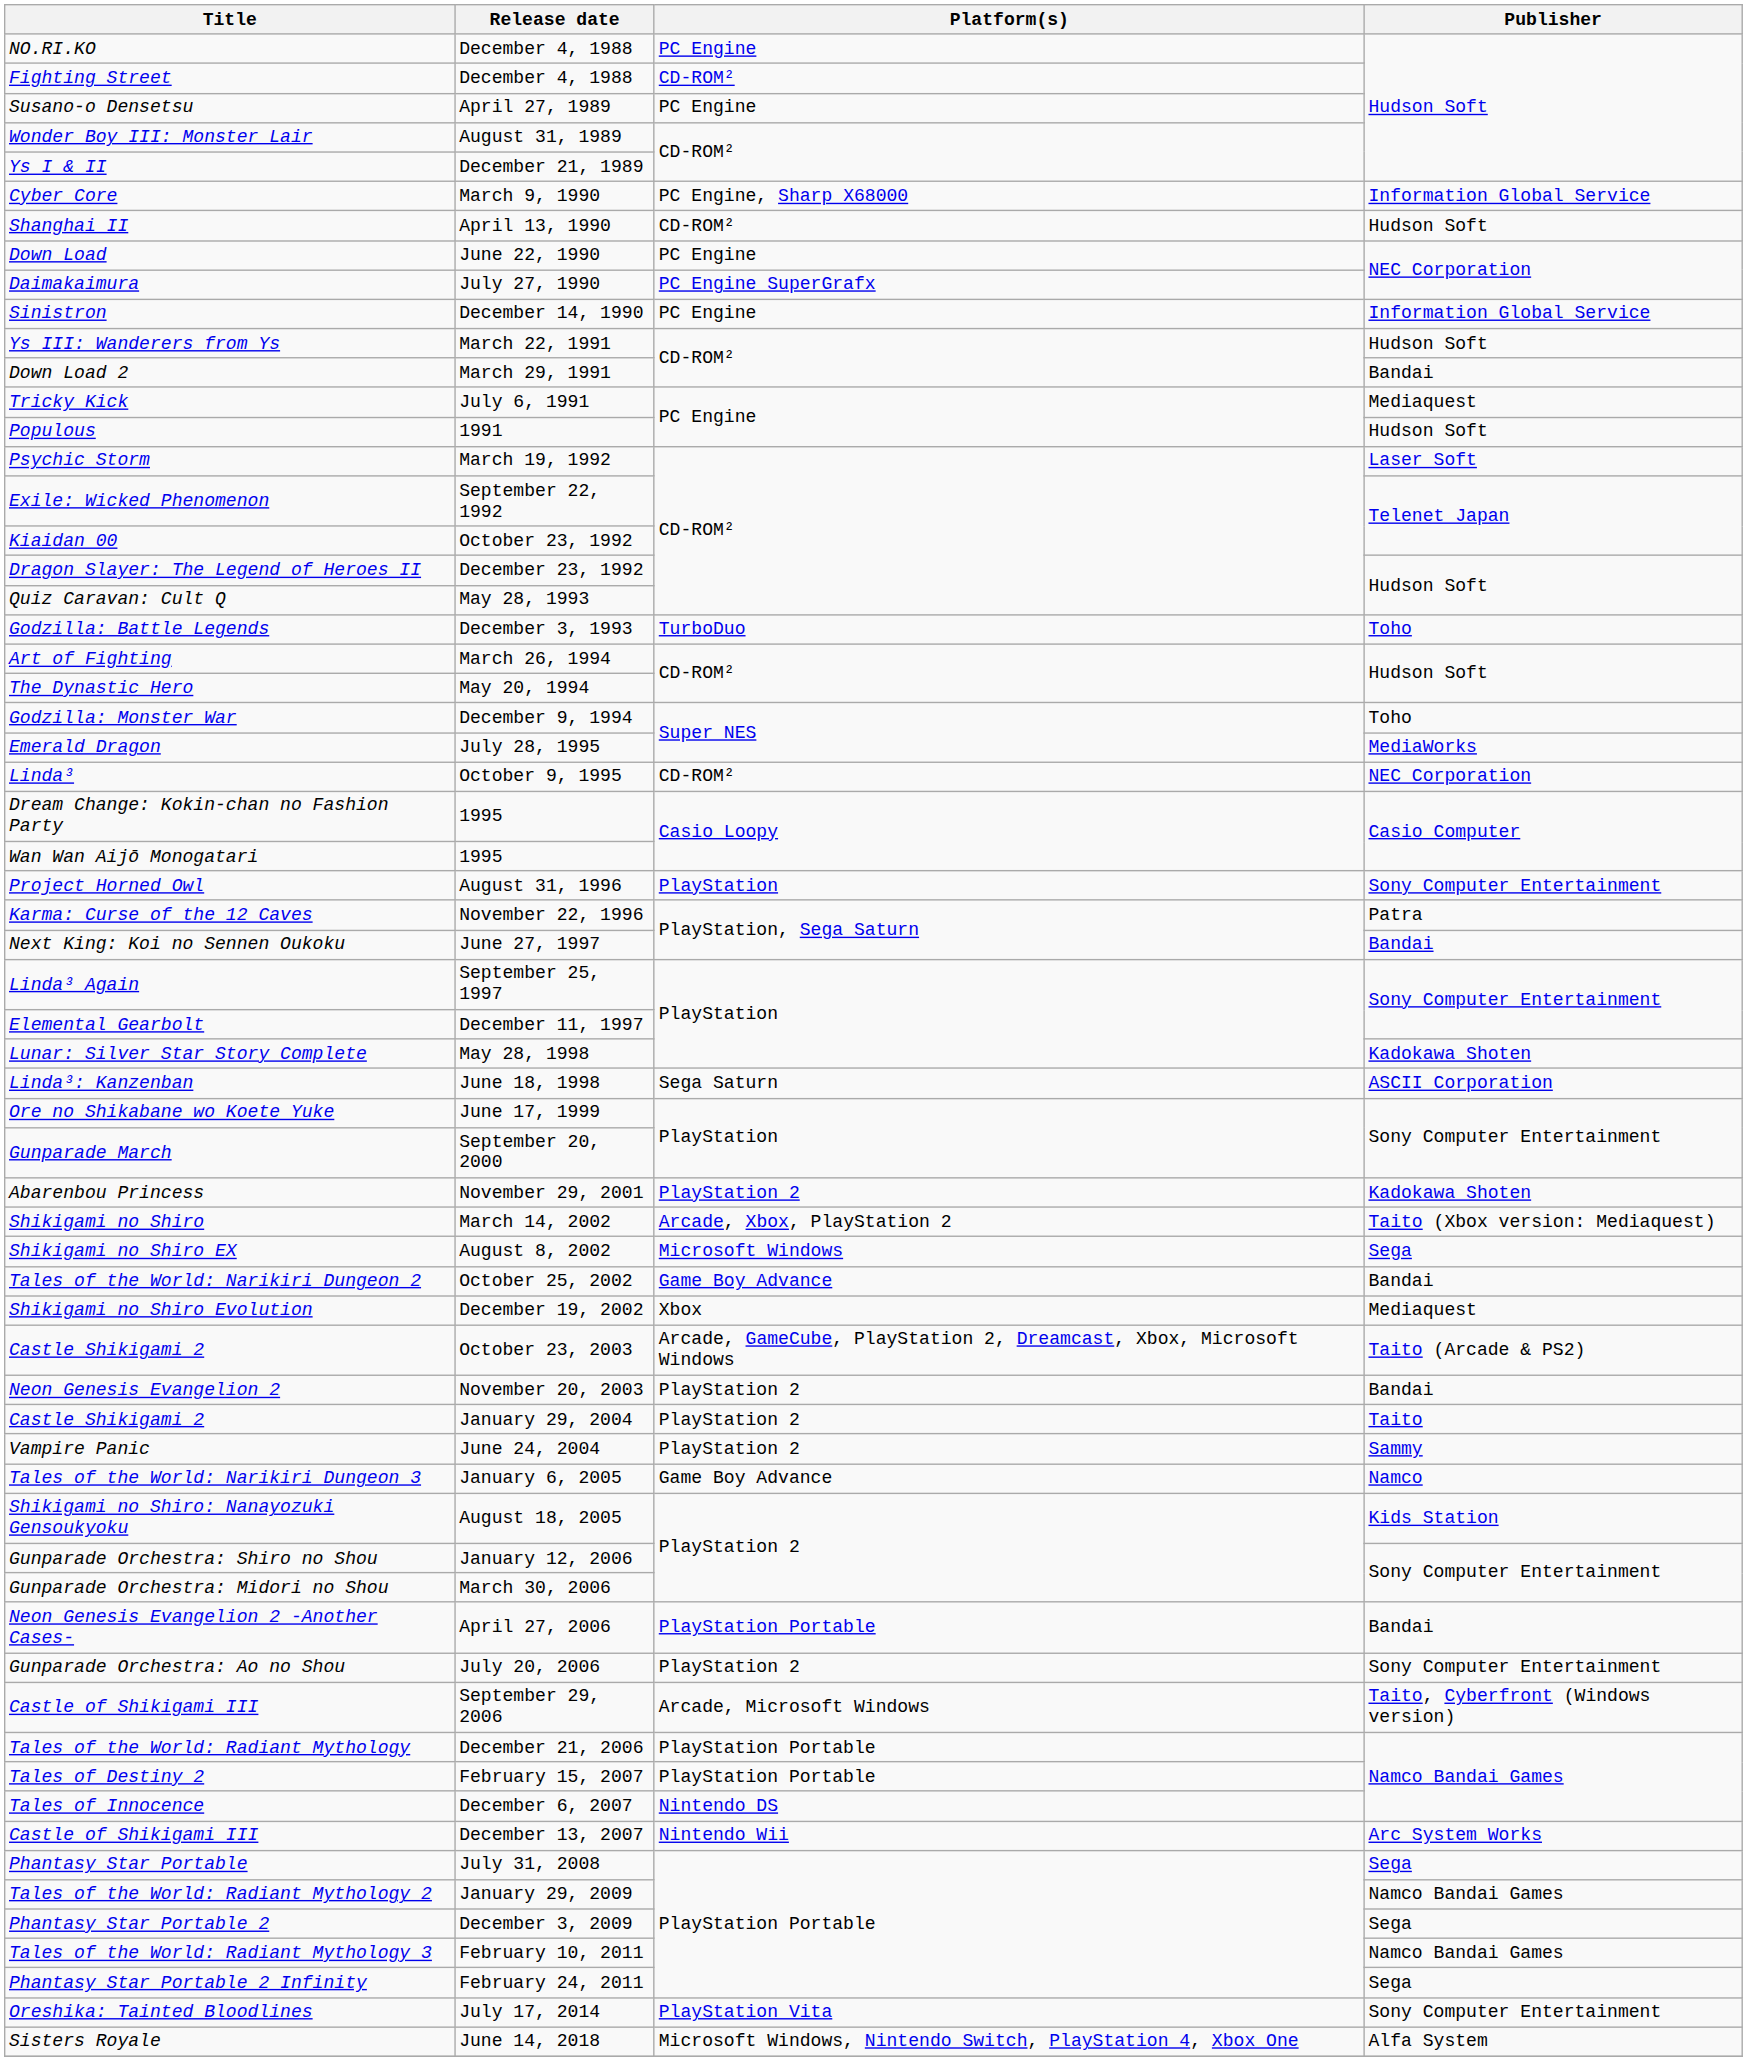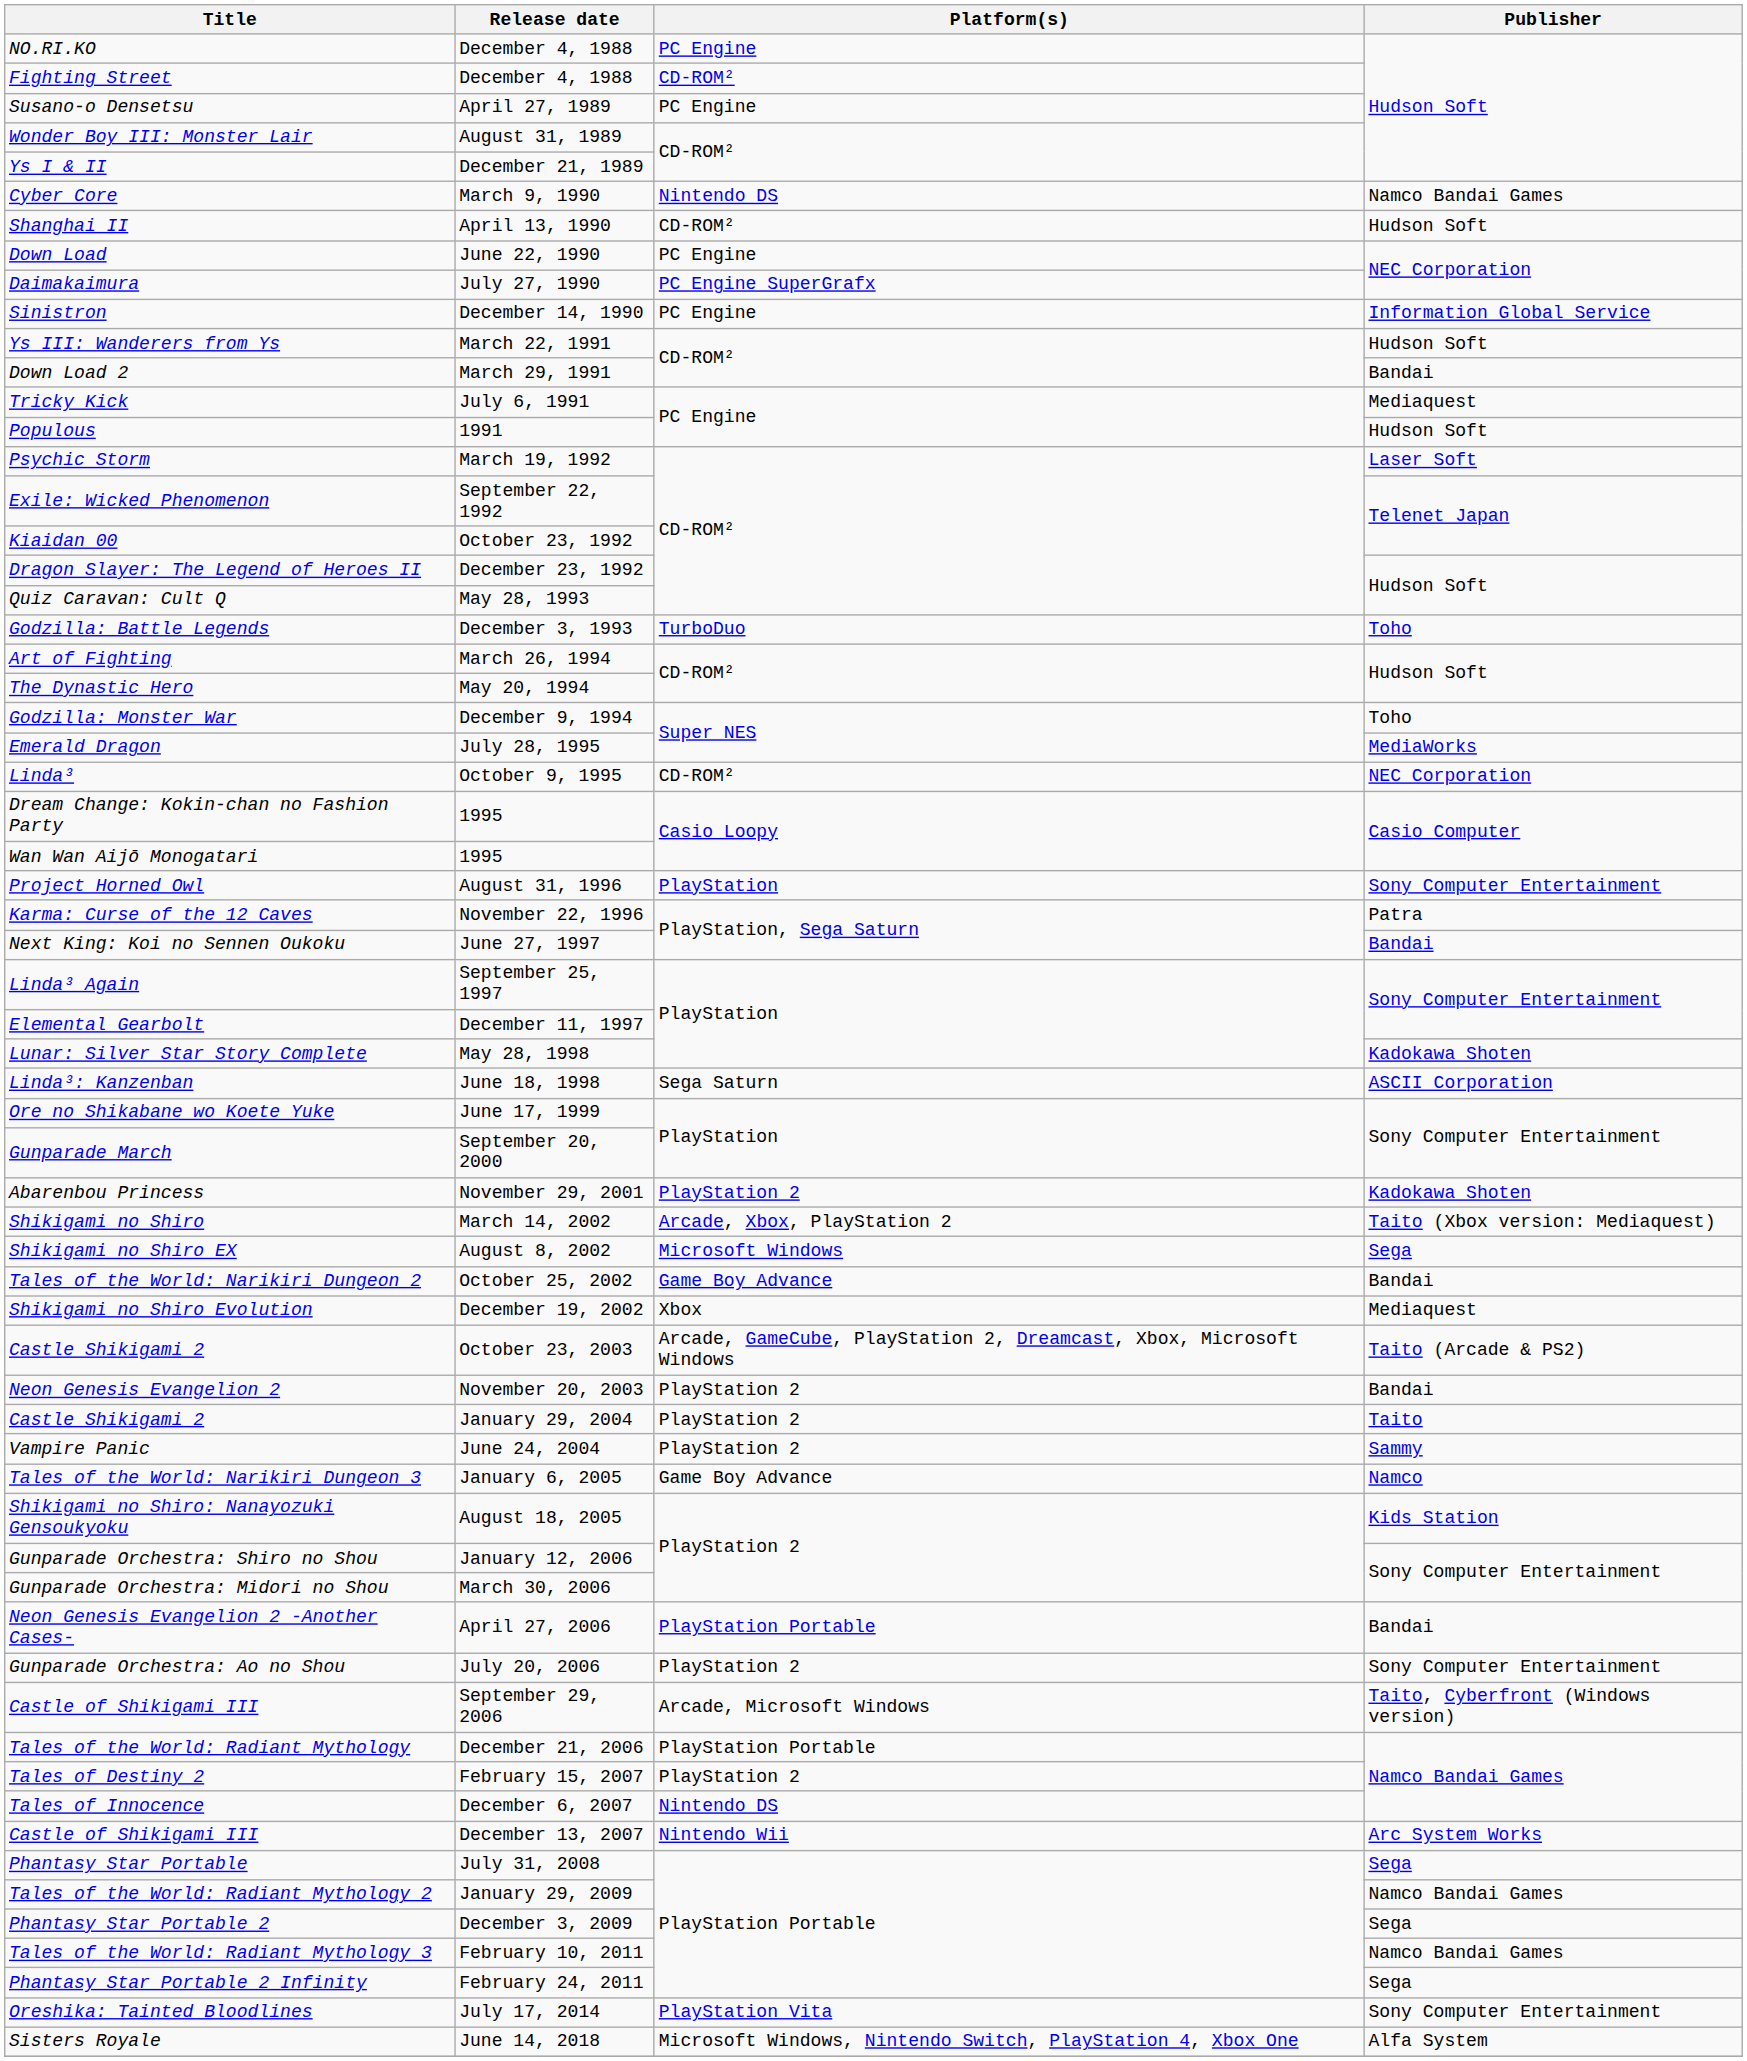(783, 196) PC Engine, Sharp X68000 -> (718, 196) Nintendo DS
(1509, 196) Information Global Service -> (1466, 196) Namco Bandai Games
(767, 1777) PlayStation Portable -> (729, 1777) PlayStation 2
